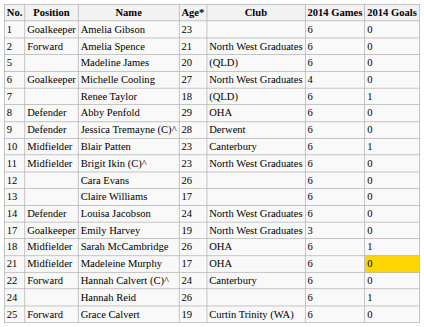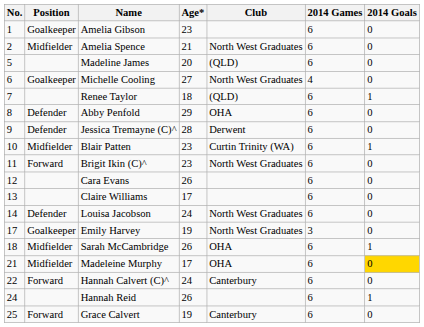(45, 46) Forward -> (50, 46) Midfielder
(233, 146) Canterbury -> (251, 146) Curtin Trinity (WA)
(50, 163) Midfielder -> (45, 163) Forward
(251, 314) Curtin Trinity (WA) -> (233, 314) Canterbury
